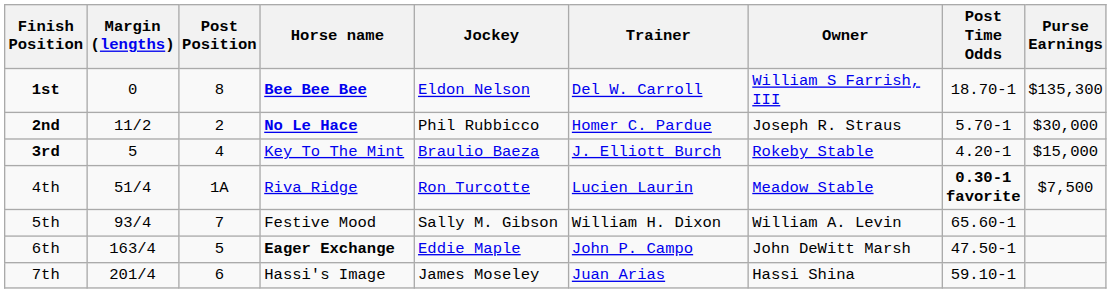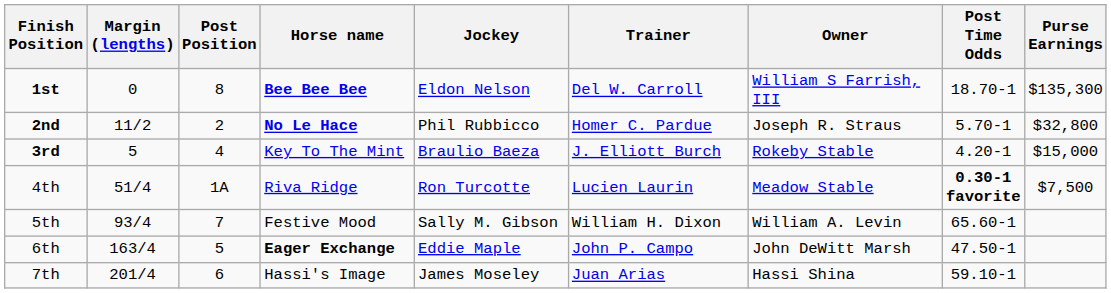(1065, 126) $30,000 -> (1065, 126) $32,800
